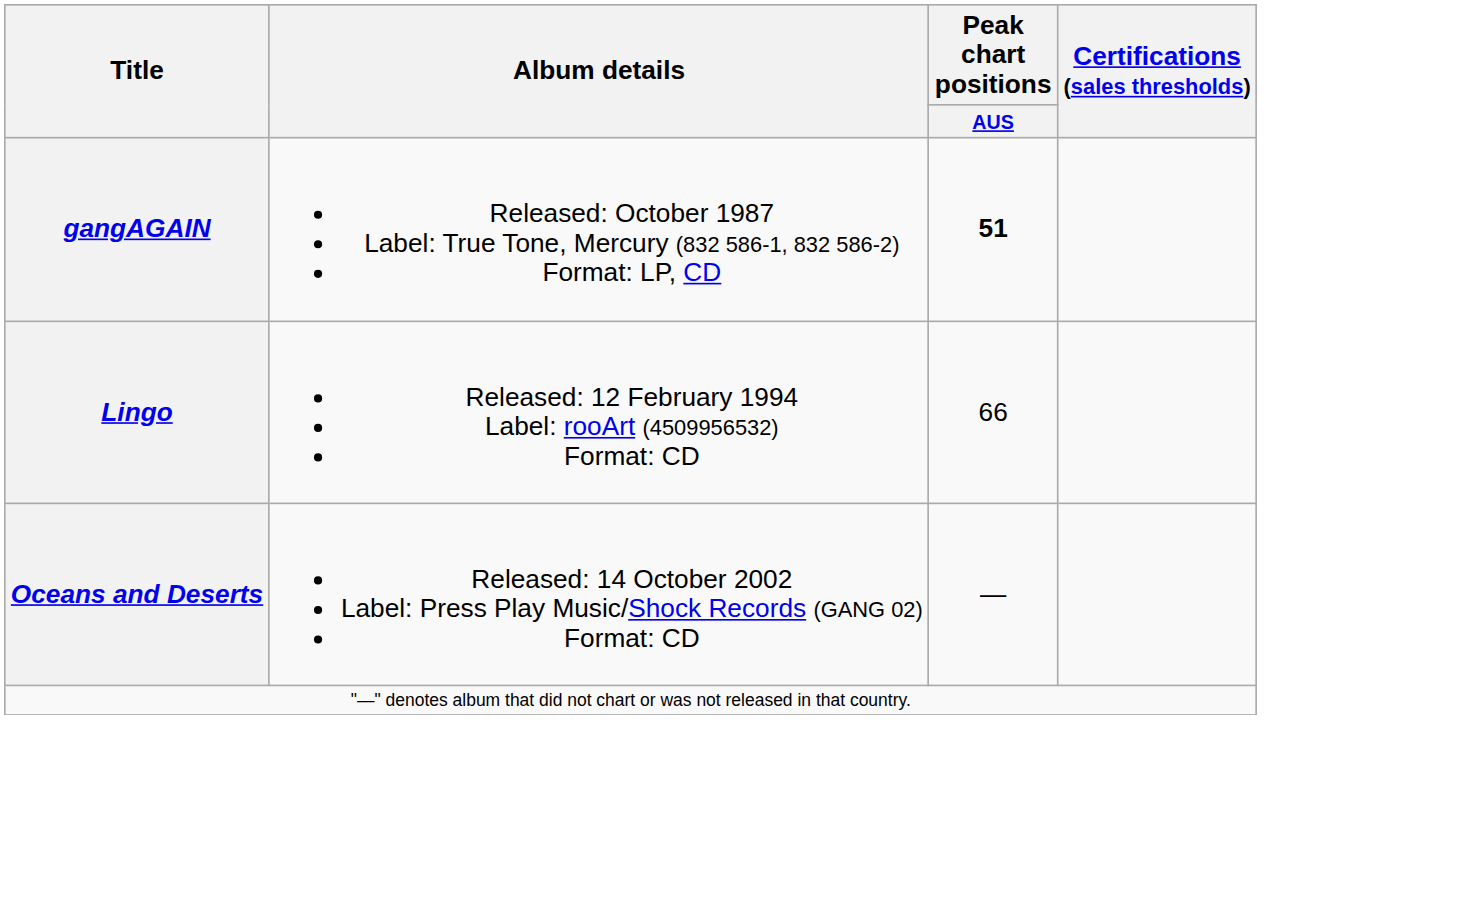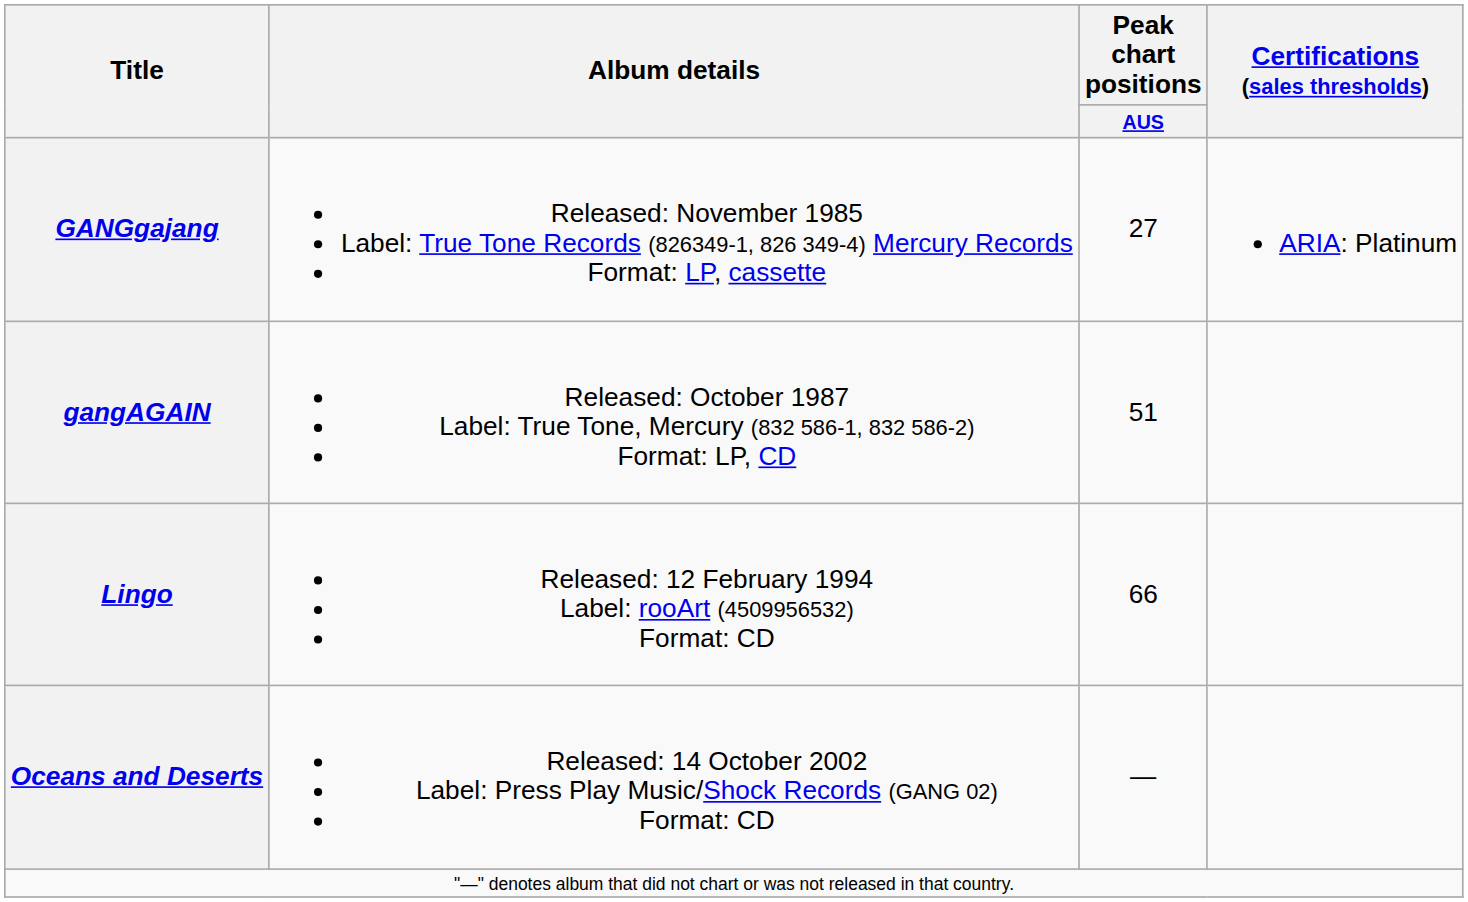+ row: (137, 228)
(993, 228) bold -> (1143, 411) normal
